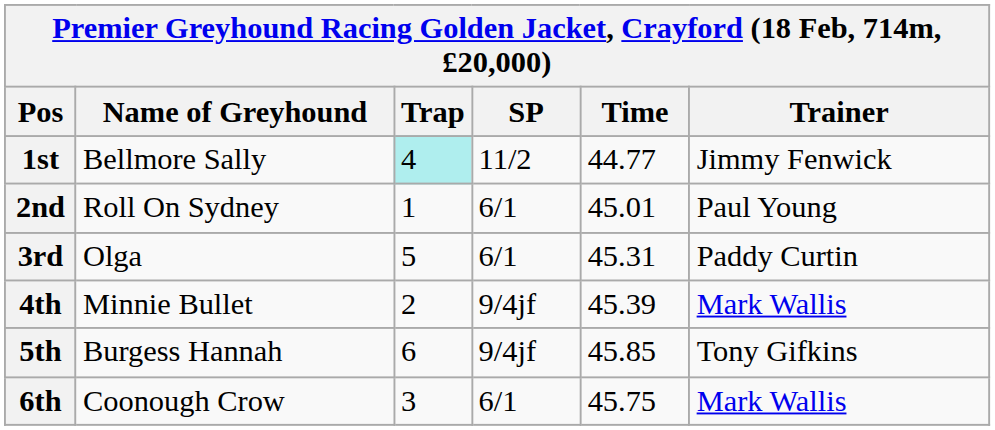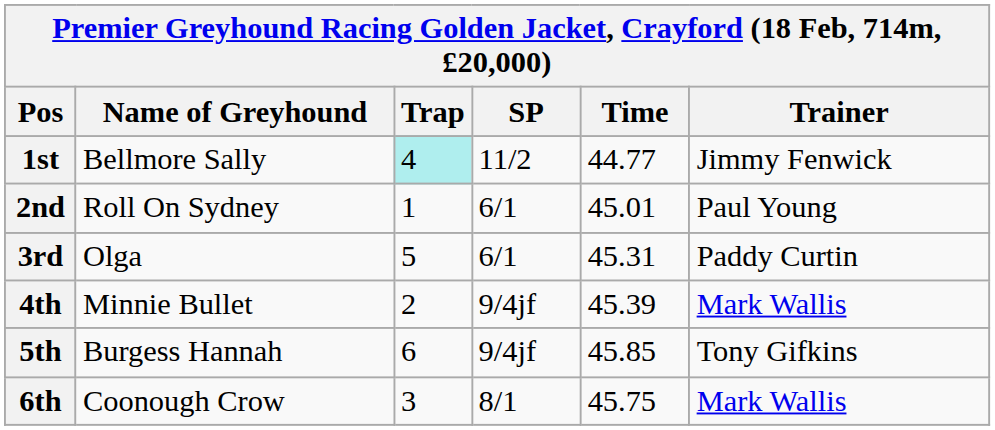(498, 400) 6/1 -> (498, 400) 8/1
